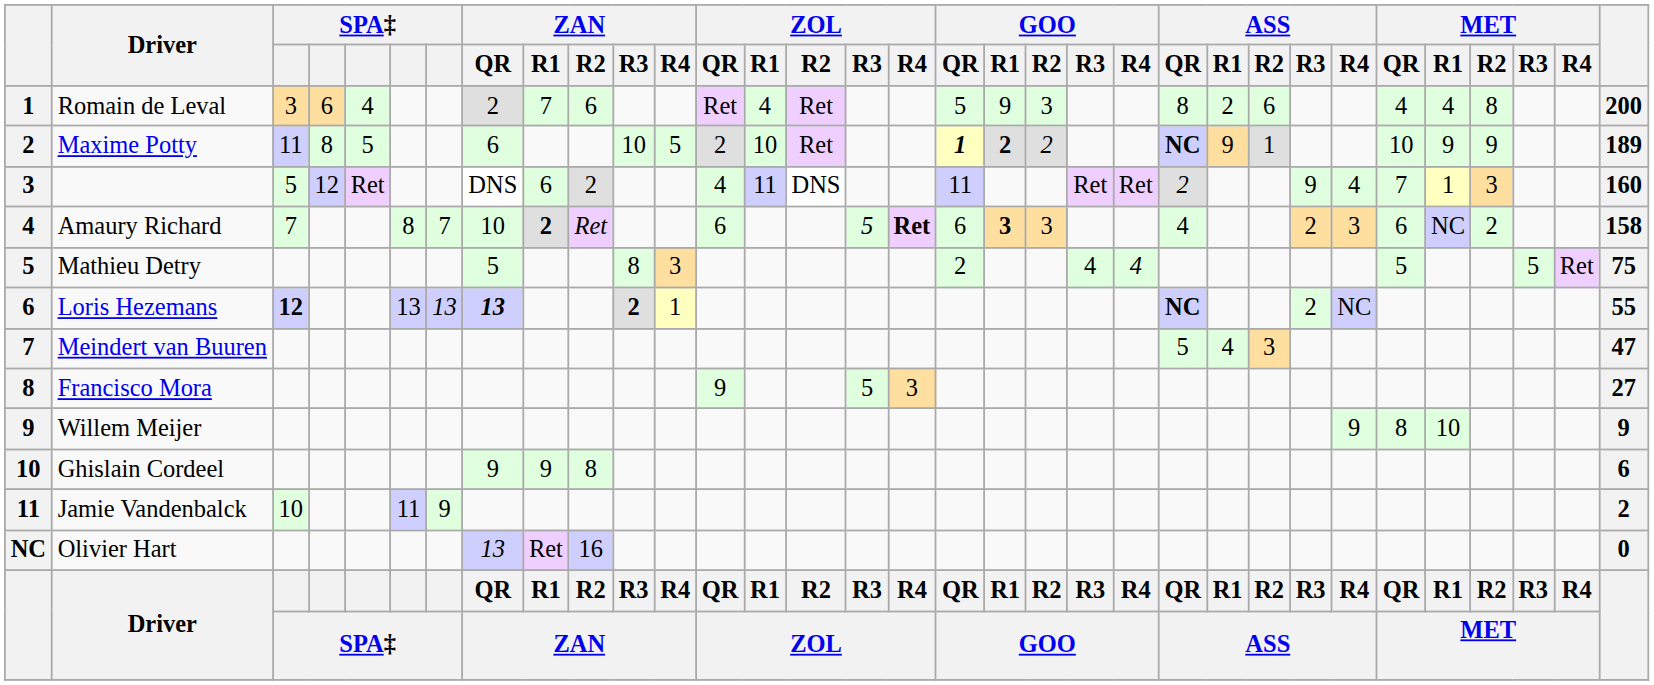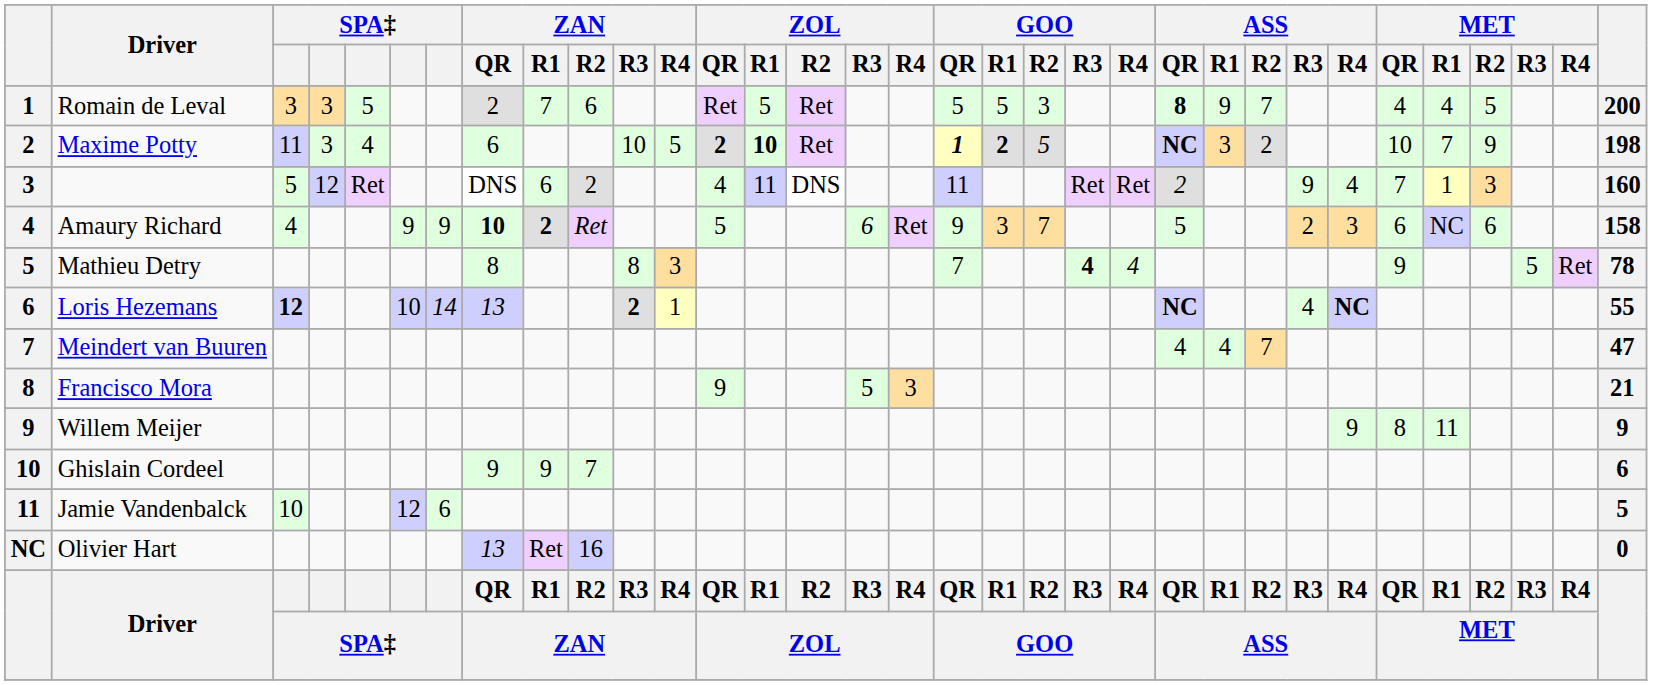(327, 105) 6 -> (327, 105) 3
(368, 105) 4 -> (368, 105) 5
(765, 105) 4 -> (765, 105) 5
(1005, 105) 9 -> (1002, 105) 5
(1183, 105) normal -> (1180, 105) bold
(1228, 105) 2 -> (1225, 105) 9
(1269, 105) 6 -> (1266, 105) 7
(1492, 105) 8 -> (1490, 105) 5
(327, 145) 8 -> (327, 145) 3
(368, 145) 5 -> (368, 145) 4
(720, 145) normal -> (720, 145) bold
(765, 145) normal -> (765, 145) bold
(1047, 145) 2 -> (1044, 145) 5
(1228, 145) 9 -> (1225, 145) 3
(1269, 145) 1 -> (1266, 145) 2
(1448, 145) 9 -> (1447, 145) 7
(1624, 145) 189 -> (1622, 145) 198
(291, 226) 7 -> (291, 226) 4
(408, 226) 8 -> (408, 226) 9
(445, 226) 7 -> (445, 226) 9
(493, 226) normal -> (493, 226) bold
(720, 226) 6 -> (720, 226) 5
(867, 226) 5 -> (867, 226) 6
(912, 226) bold -> (911, 226) normal
(960, 226) 6 -> (958, 226) 9
(1005, 226) bold -> (1002, 226) normal
(1047, 226) 3 -> (1044, 226) 7
(1183, 226) 4 -> (1180, 226) 5
(1492, 226) 2 -> (1490, 226) 6
(493, 266) 5 -> (493, 266) 8
(960, 266) 2 -> (958, 266) 7
(1090, 266) normal -> (1088, 266) bold
(1401, 266) 5 -> (1400, 266) 9
(1624, 266) 75 -> (1622, 266) 78
(408, 306) 13 -> (408, 306) 10
(445, 306) 13 -> (445, 306) 14
(493, 306) bold -> (493, 306) normal
(1311, 306) 2 -> (1308, 306) 4
(1354, 306) normal -> (1352, 306) bold
(1183, 347) 5 -> (1180, 347) 4
(1269, 347) 3 -> (1266, 347) 7
(1624, 387) 27 -> (1622, 387) 21
(1448, 428) 10 -> (1447, 428) 11
(591, 468) 8 -> (591, 468) 7
(408, 508) 11 -> (408, 508) 12
(445, 508) 9 -> (445, 508) 6
(1624, 508) 2 -> (1622, 508) 5
